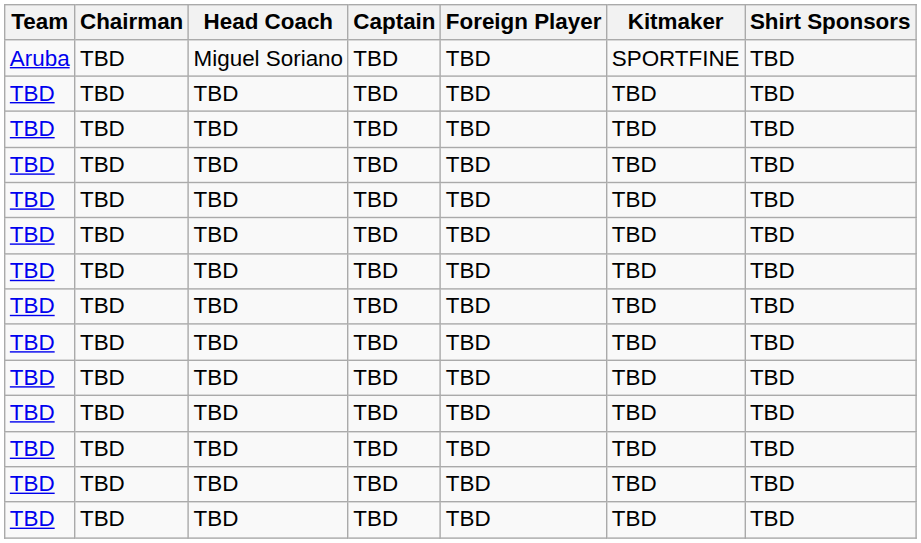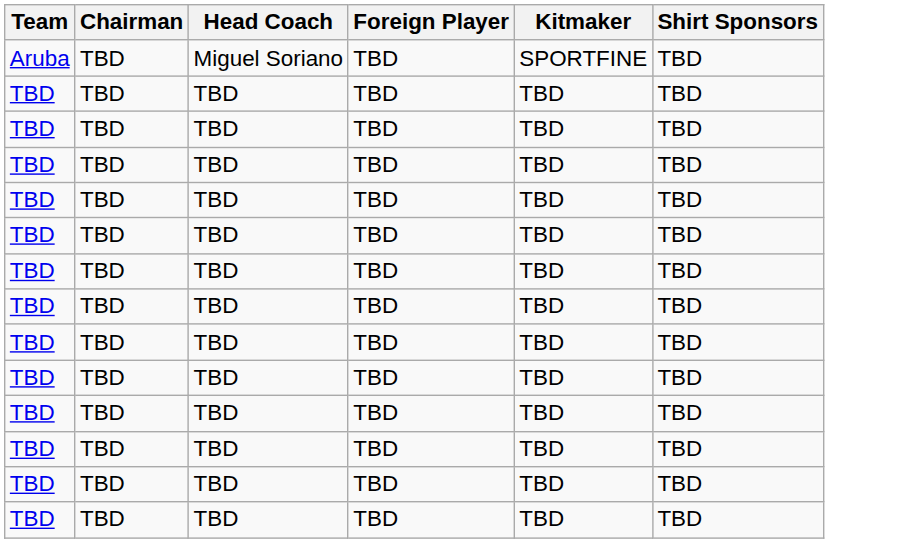- column: (394, 22)
